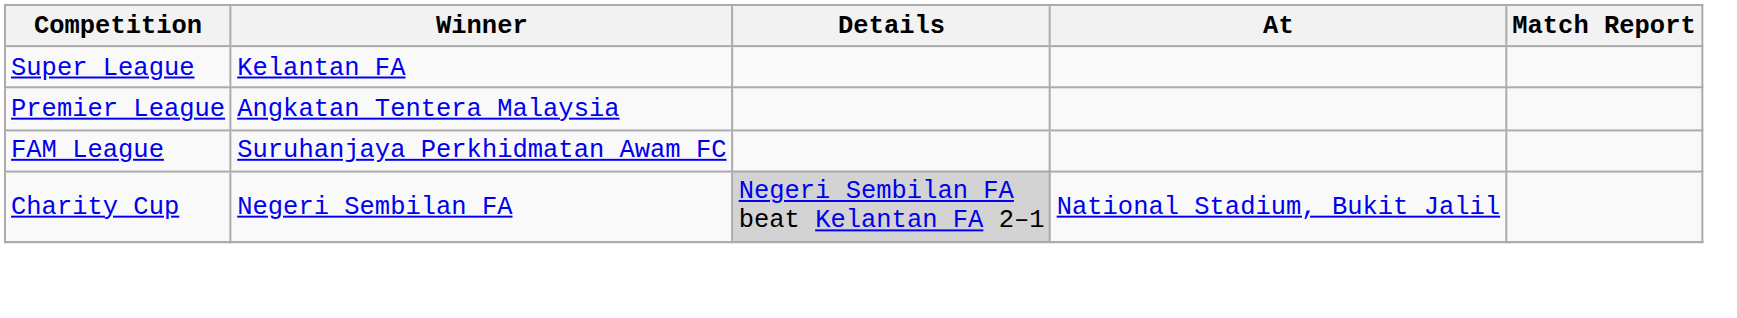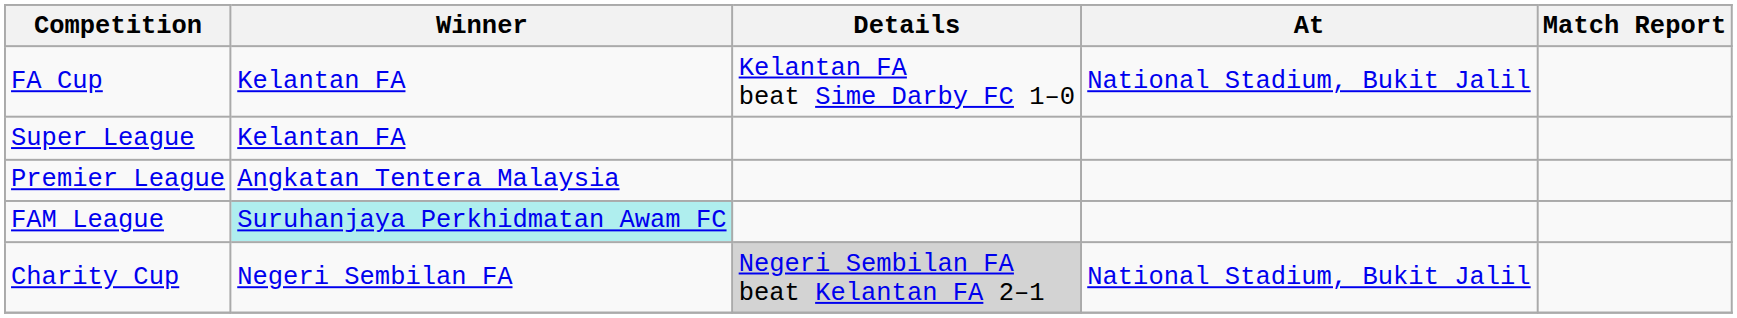+ row: (57, 82)
(482, 150) no background -> (482, 221) paleturquoise background
